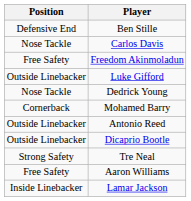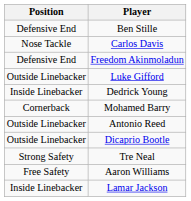(46, 60) Free Safety -> (46, 60) Defensive End
(46, 92) Nose Tackle -> (46, 92) Inside Linebacker
